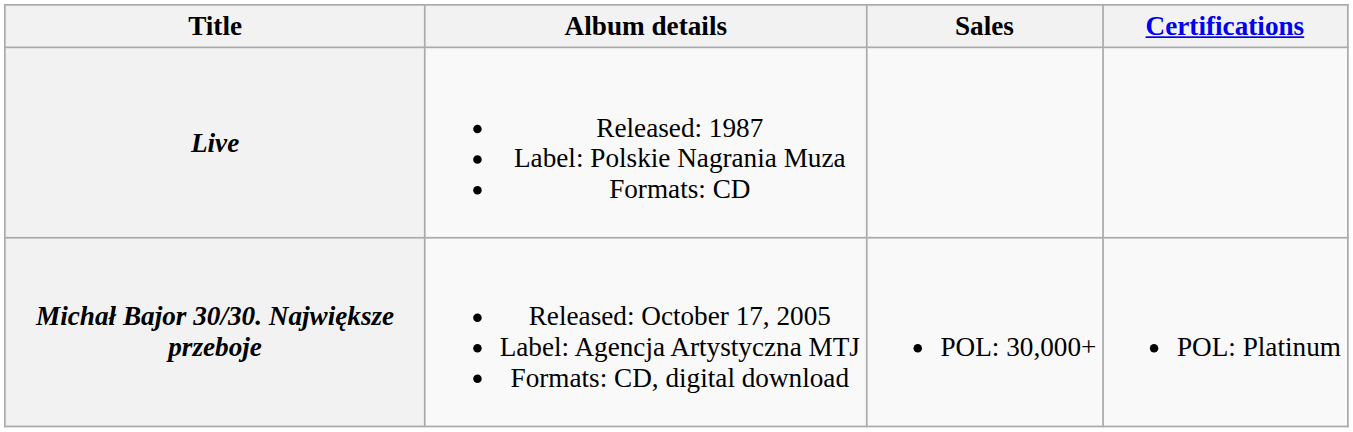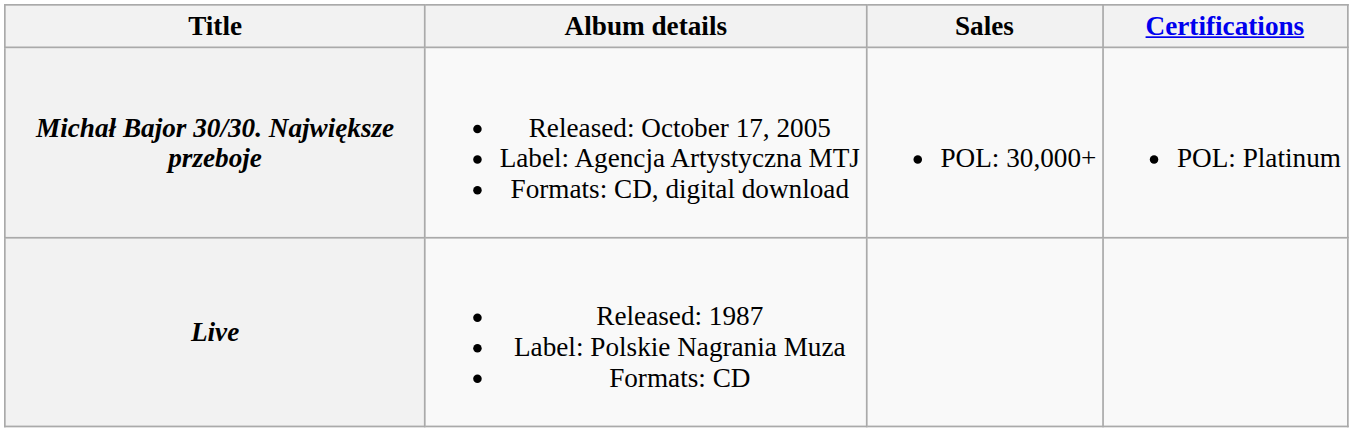rows swapped: (215, 142) <-> (215, 331)
